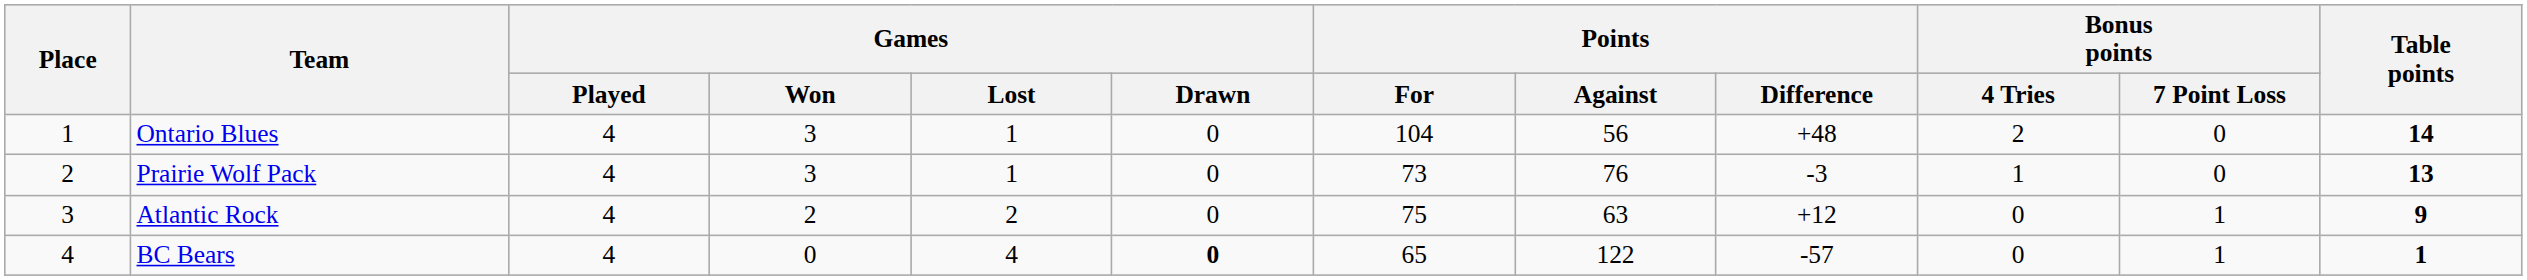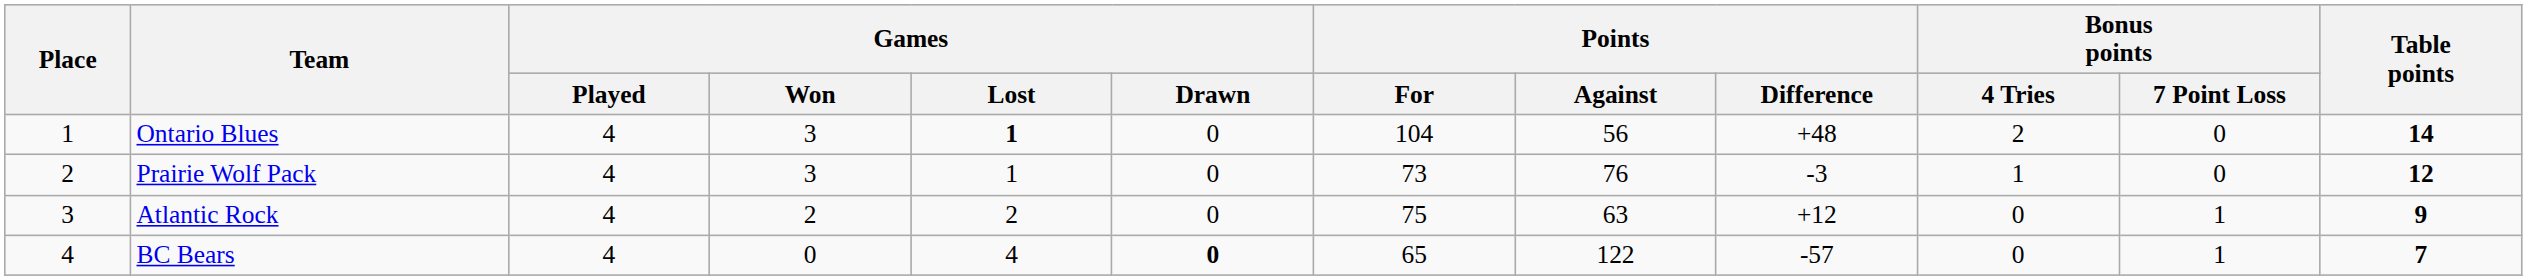(1012, 133) normal -> (1012, 133) bold
(2421, 174) 13 -> (2421, 174) 12
(2421, 255) 1 -> (2421, 255) 7
